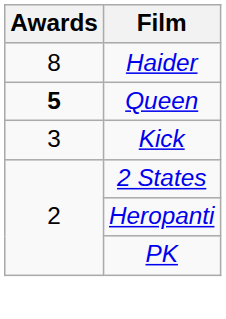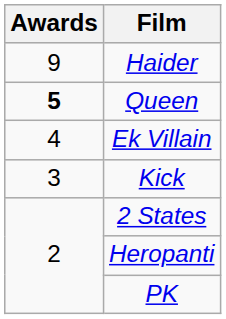(54, 62) 8 -> (54, 62) 9
+ row: (162, 139)
